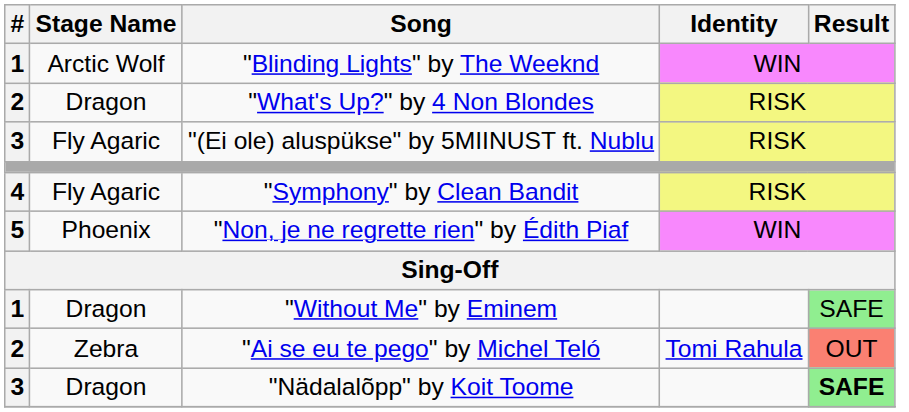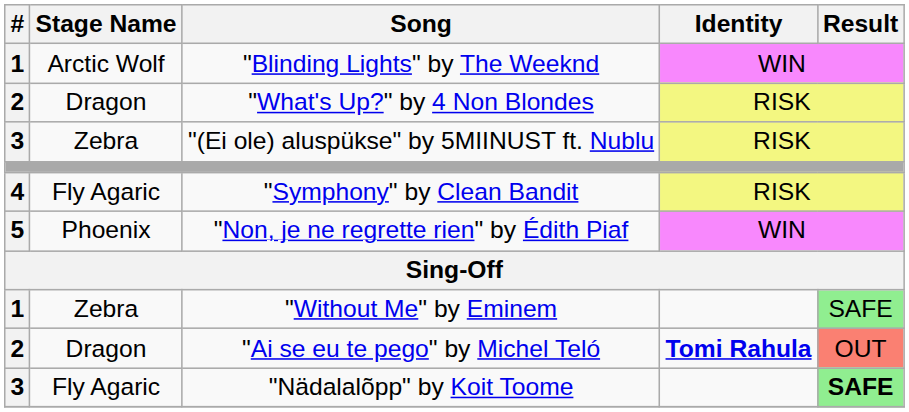(106, 141) Fly Agaric -> (106, 141) Zebra
(106, 308) Dragon -> (106, 308) Zebra
(106, 348) Zebra -> (106, 348) Dragon
(734, 348) normal -> (739, 348) bold
(106, 387) Dragon -> (106, 387) Fly Agaric
